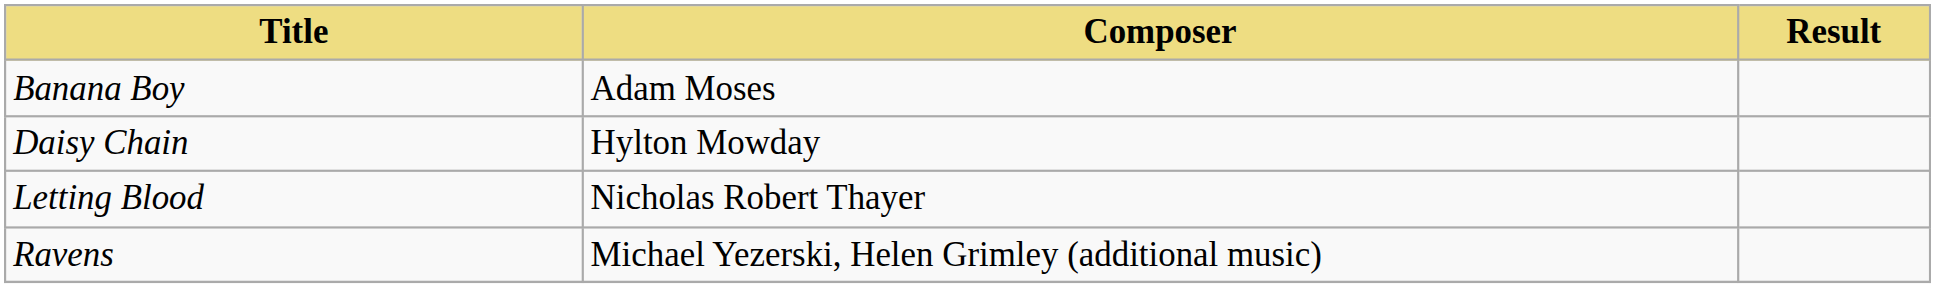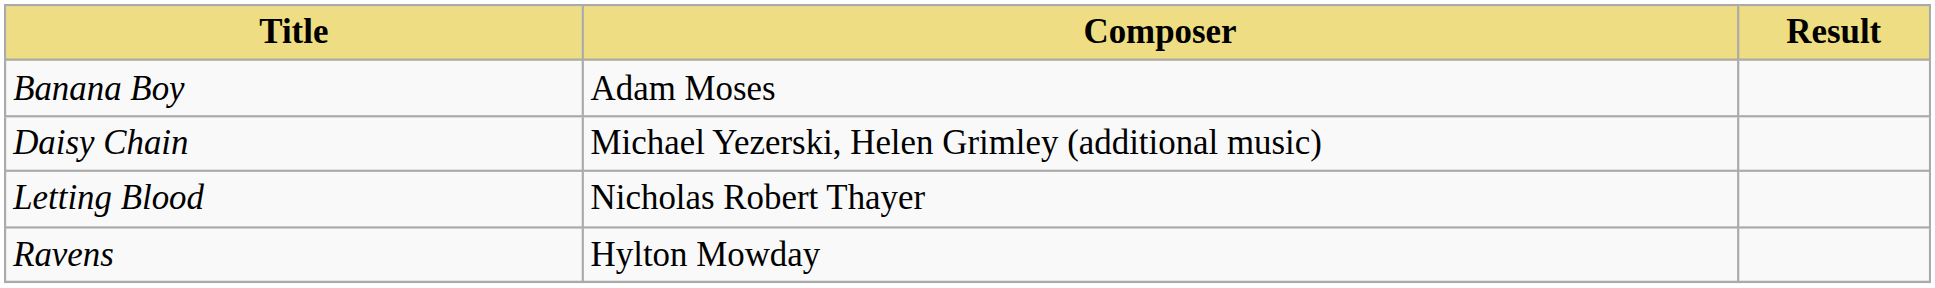(705, 142) Hylton Mowday -> (956, 142) Michael Yezerski, Helen Grimley (additional music)
(956, 253) Michael Yezerski, Helen Grimley (additional music) -> (705, 253) Hylton Mowday
